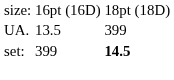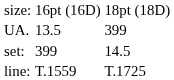(117, 51) bold -> (117, 51) normal
+ row: (17, 71)
